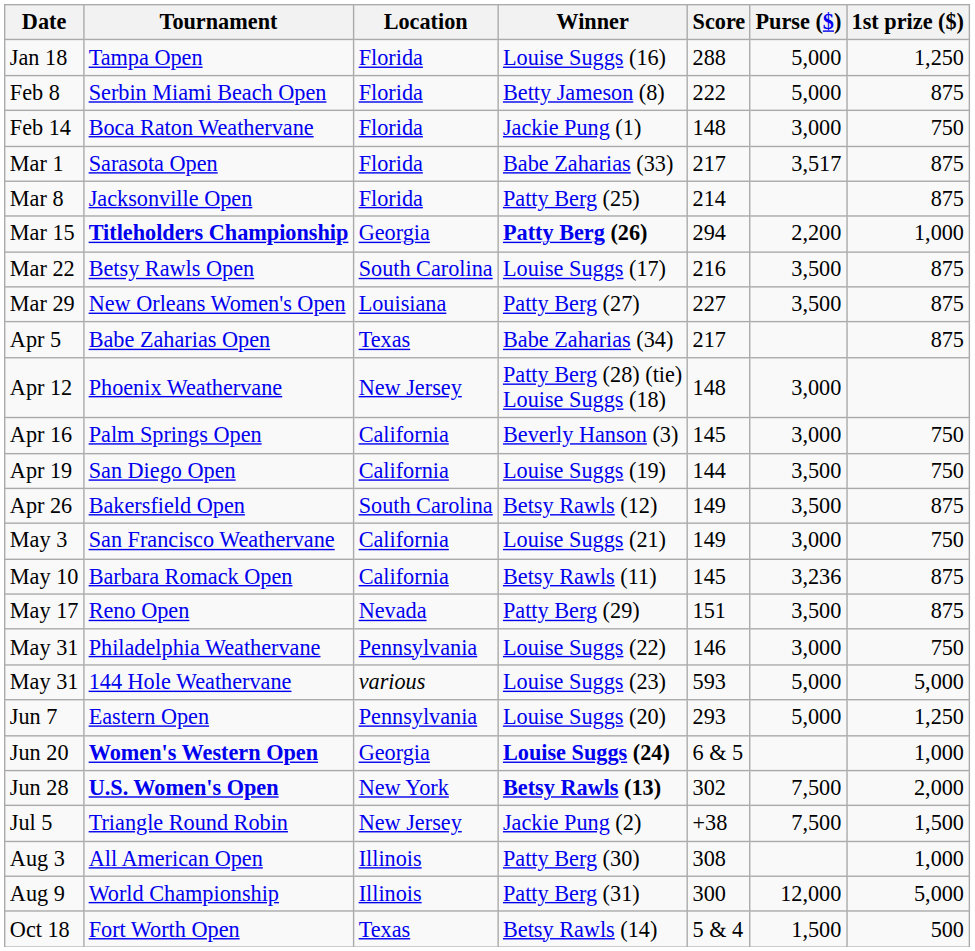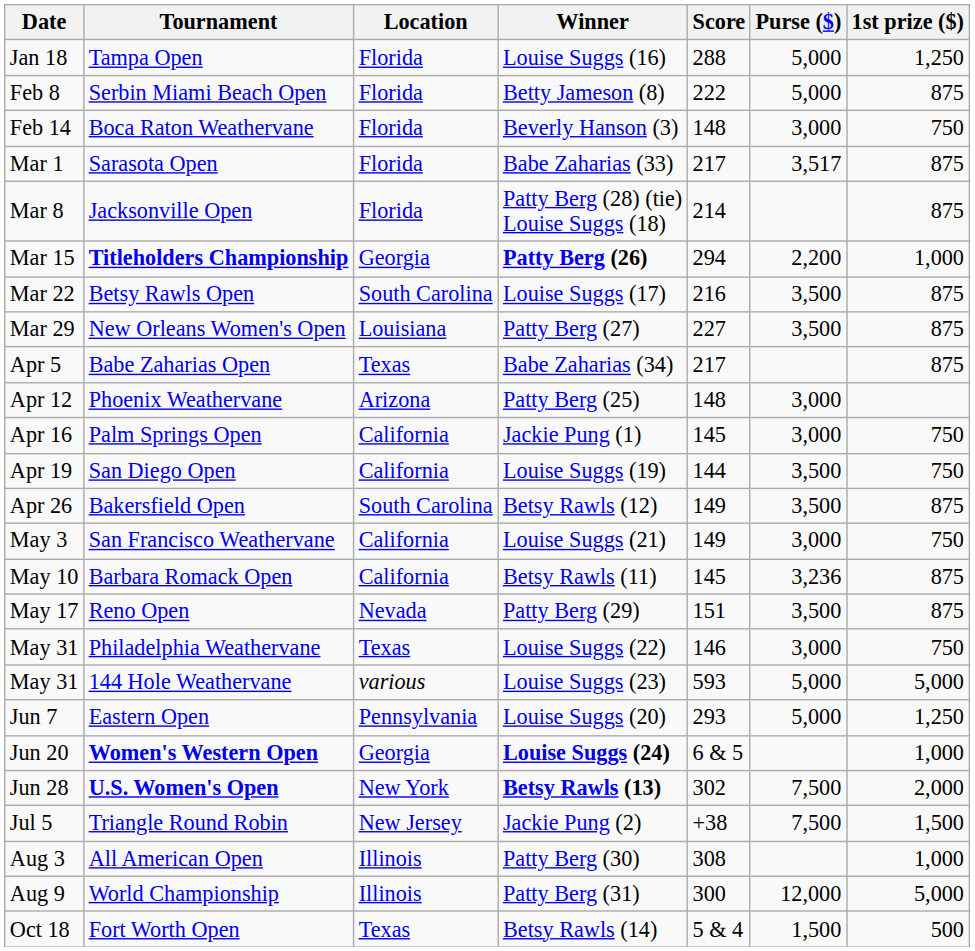(572, 127) Jackie Pung (1) -> (591, 127) Beverly Hanson (3)
(571, 198) Patty Berg (25) -> (593, 211) Patty Berg (28) (tie) Louise Suggs (18)
(410, 387) New Jersey -> (394, 399) Arizona
(593, 387) Patty Berg (28) (tie) Louise Suggs (18) -> (571, 399) Patty Berg (25)
(591, 435) Beverly Hanson (3) -> (572, 435) Jackie Pung (1)
(418, 646) Pennsylvania -> (384, 646) Texas
